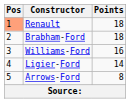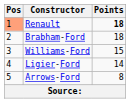(119, 25) normal -> (119, 25) bold
(119, 51) 16 -> (119, 51) 15
